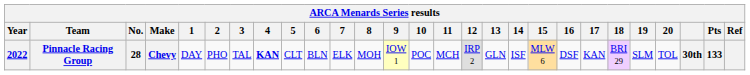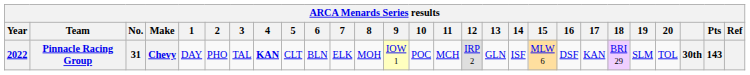(136, 55) 28 -> (136, 55) 31
(714, 55) 133 -> (714, 55) 143
